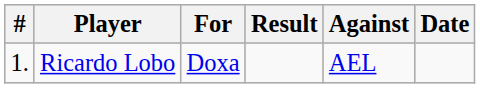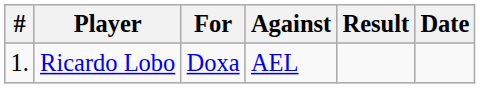columns swapped: (369, 23) <-> (284, 23)
